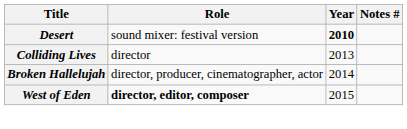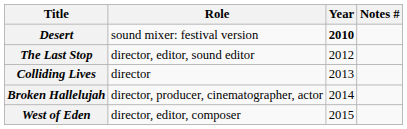+ row: (56, 54)
(180, 94) bold -> (176, 114) normal
